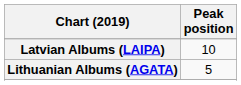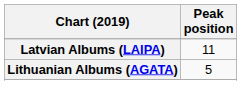(209, 49) 10 -> (209, 49) 11
